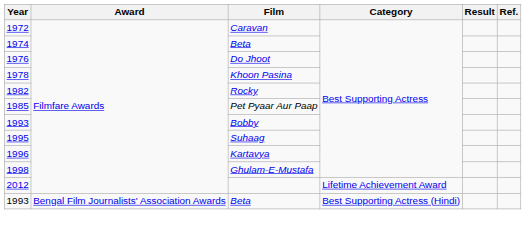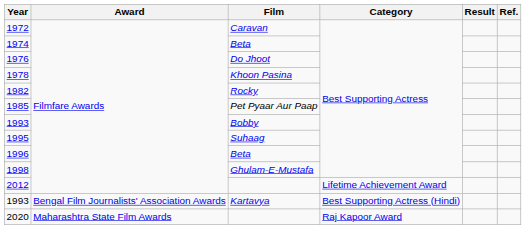(250, 153) Kartavya -> (241, 153) Beta
(241, 201) Beta -> (250, 201) Kartavya
+ row: (18, 216)
